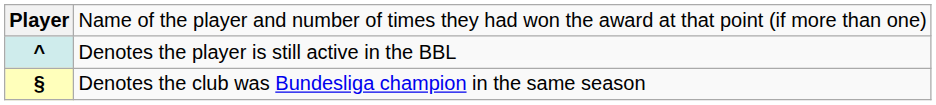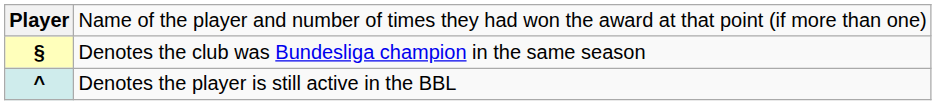rows swapped: (39, 83) <-> (39, 52)
